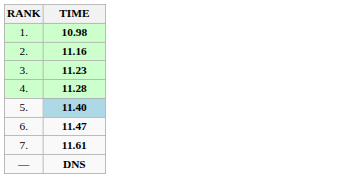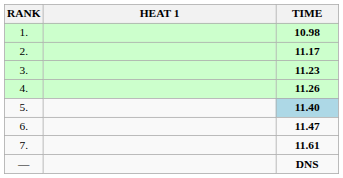+ column: (160, 14)
(74, 51) 11.16 -> (307, 51) 11.17
(74, 89) 11.28 -> (307, 89) 11.26
